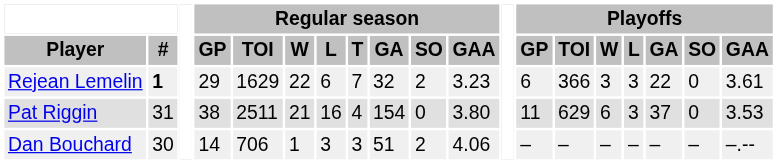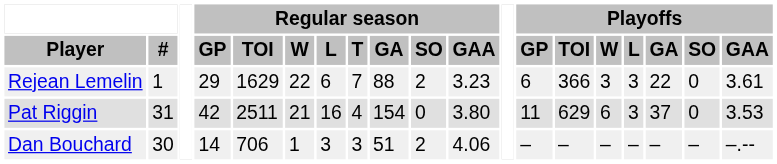(158, 81) bold -> (158, 81) normal
(384, 81) 32 -> (384, 81) 88
(209, 113) 38 -> (209, 113) 42
